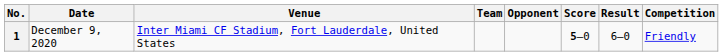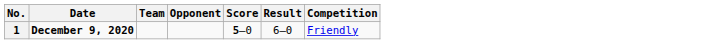- column: (304, 13)
(67, 37) normal -> (83, 30) bold
